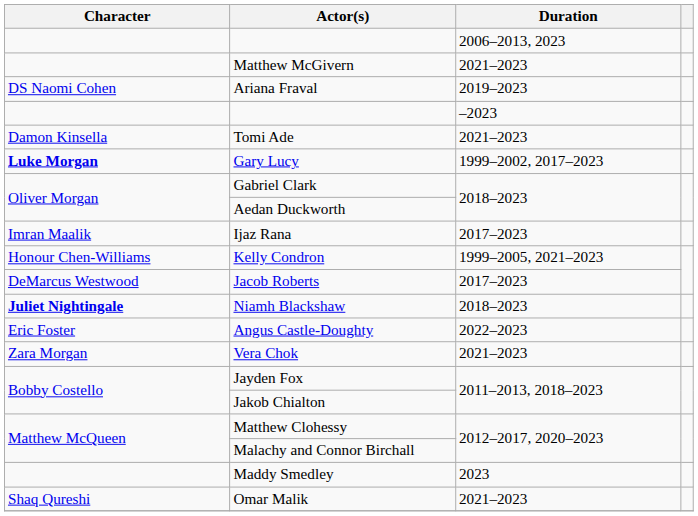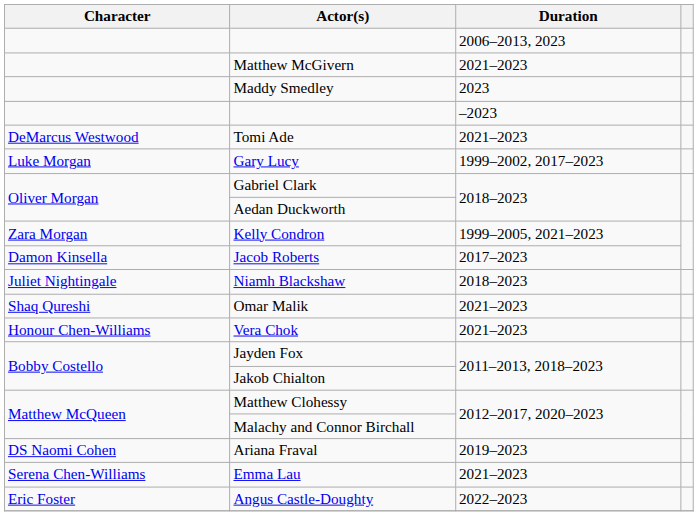rows swapped: (284, 474) <-> (275, 88)
(58, 137) Damon Kinsella -> (73, 137) DeMarcus Westwood
(53, 161) bold -> (49, 161) normal
- row: (262, 233)
(79, 257) Honour Chen-Williams -> (48, 233) Zara Morgan
(73, 281) DeMarcus Westwood -> (58, 257) Damon Kinsella
(66, 305) bold -> (62, 281) normal
rows swapped: (303, 329) <-> (271, 498)
(48, 354) Zara Morgan -> (79, 329) Honour Chen-Williams
+ row: (267, 474)
